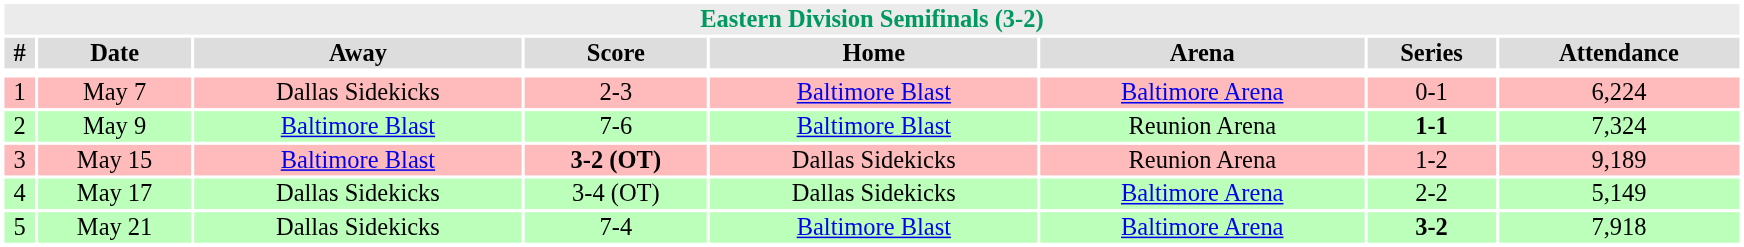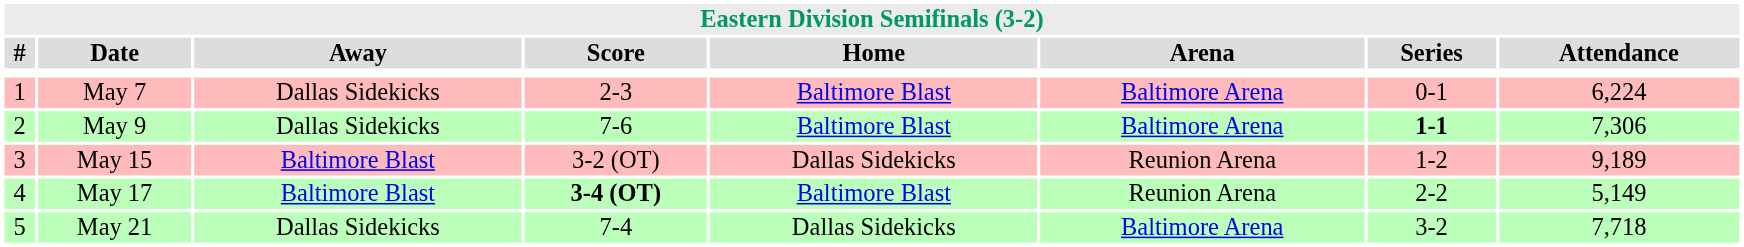(358, 126) Baltimore Blast -> (358, 126) Dallas Sidekicks
(1202, 126) Reunion Arena -> (1202, 126) Baltimore Arena
(1619, 126) 7,324 -> (1619, 126) 7,306
(616, 159) bold -> (616, 159) normal
(358, 193) Dallas Sidekicks -> (358, 193) Baltimore Blast
(616, 193) normal -> (616, 193) bold
(874, 193) Dallas Sidekicks -> (874, 193) Baltimore Blast
(1202, 193) Baltimore Arena -> (1202, 193) Reunion Arena
(874, 227) Baltimore Blast -> (874, 227) Dallas Sidekicks
(1432, 227) bold -> (1432, 227) normal
(1619, 227) 7,918 -> (1619, 227) 7,718
